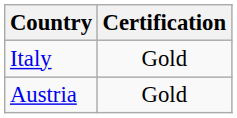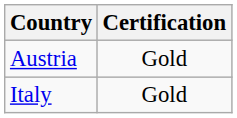rows swapped: (43, 94) <-> (31, 58)
